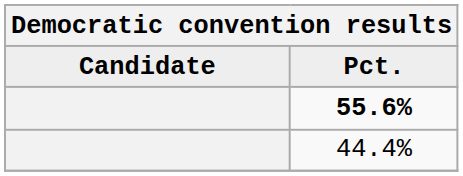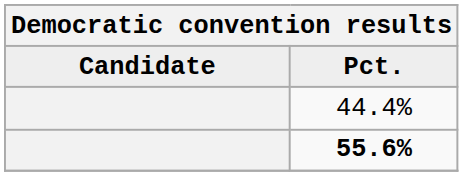rows swapped: (374, 108) <-> (374, 150)
